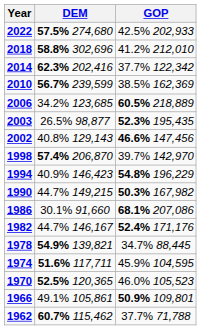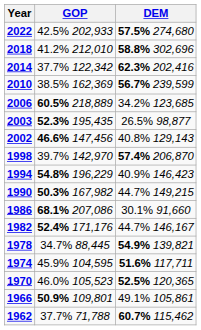columns swapped: (156, 14) <-> (75, 14)
